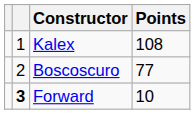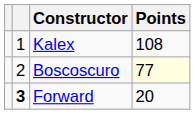(145, 70) no background -> (145, 70) lightyellow background
(145, 97) 10 -> (145, 97) 20
